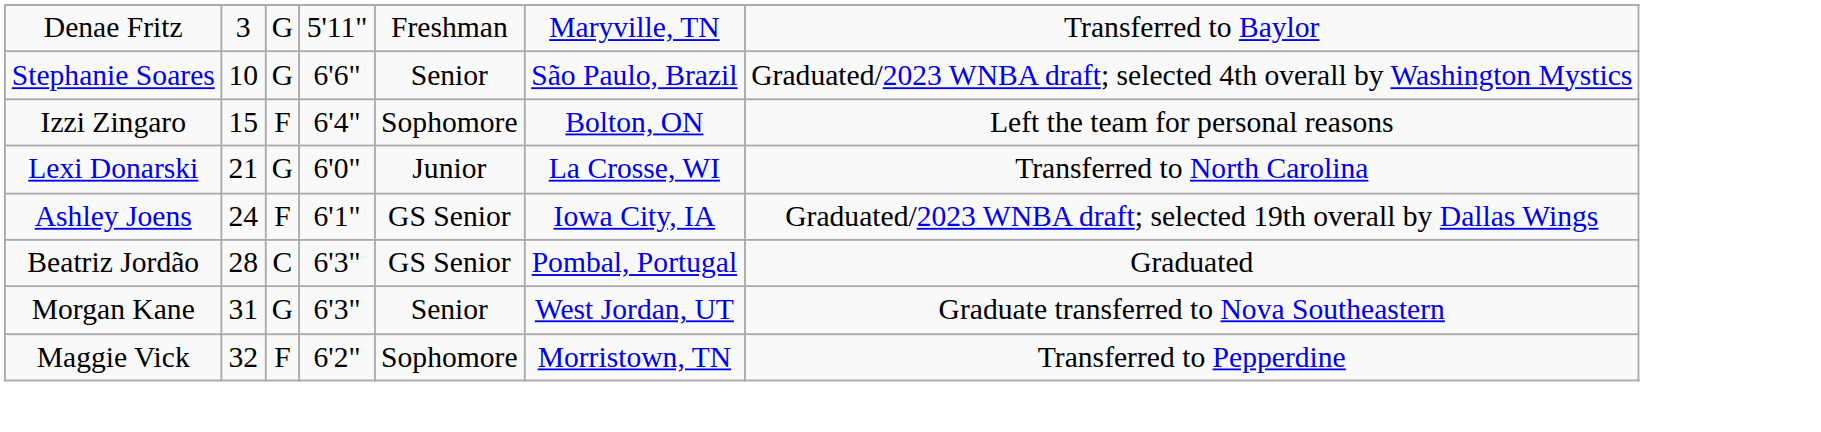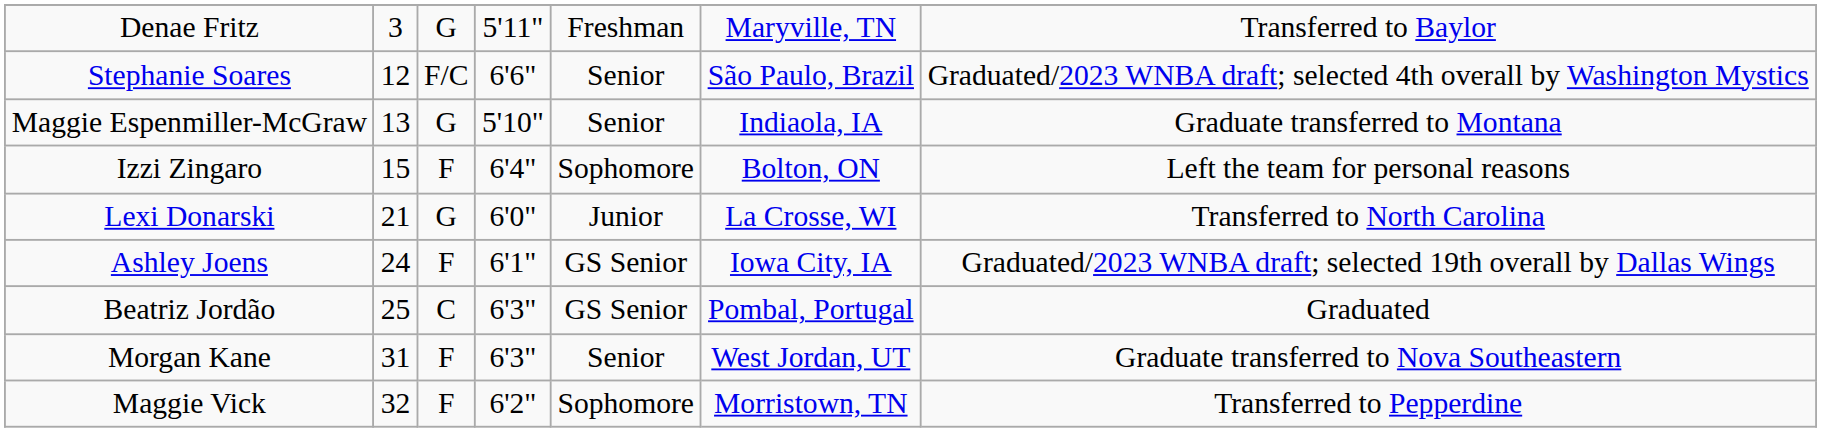(243, 74) 10 -> (396, 74) 12
(282, 74) G -> (446, 74) F/C
+ row: (189, 121)
(243, 262) 28 -> (396, 309) 25
(282, 309) G -> (446, 356) F
